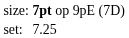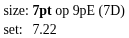(45, 29) 7.25 -> (45, 29) 7.22
